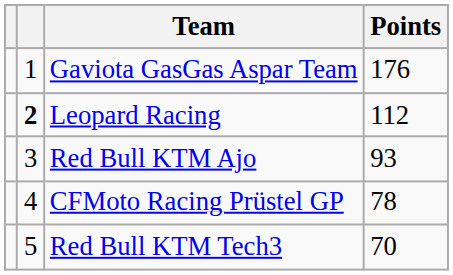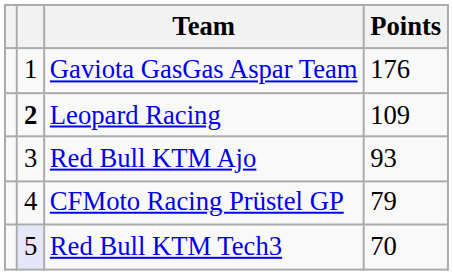(390, 114) 112 -> (390, 114) 109
(383, 201) 78 -> (383, 201) 79
(31, 245) no background -> (31, 245) lavender background
